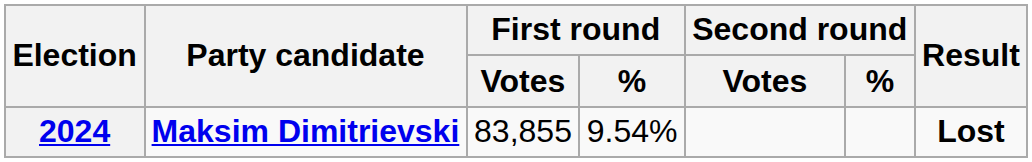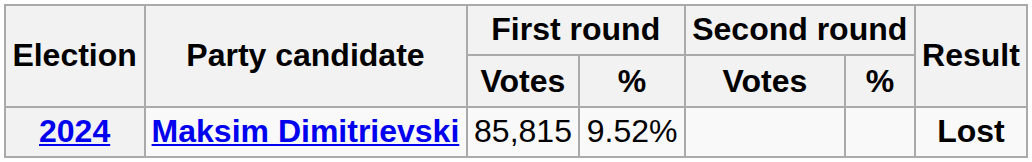(523, 131) 83,855 -> (523, 131) 85,815
(632, 131) 9.54% -> (632, 131) 9.52%
